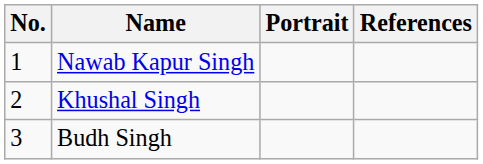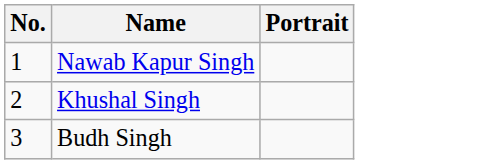- column: (416, 23)
